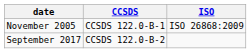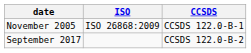columns swapped: (125, 12) <-> (206, 12)
